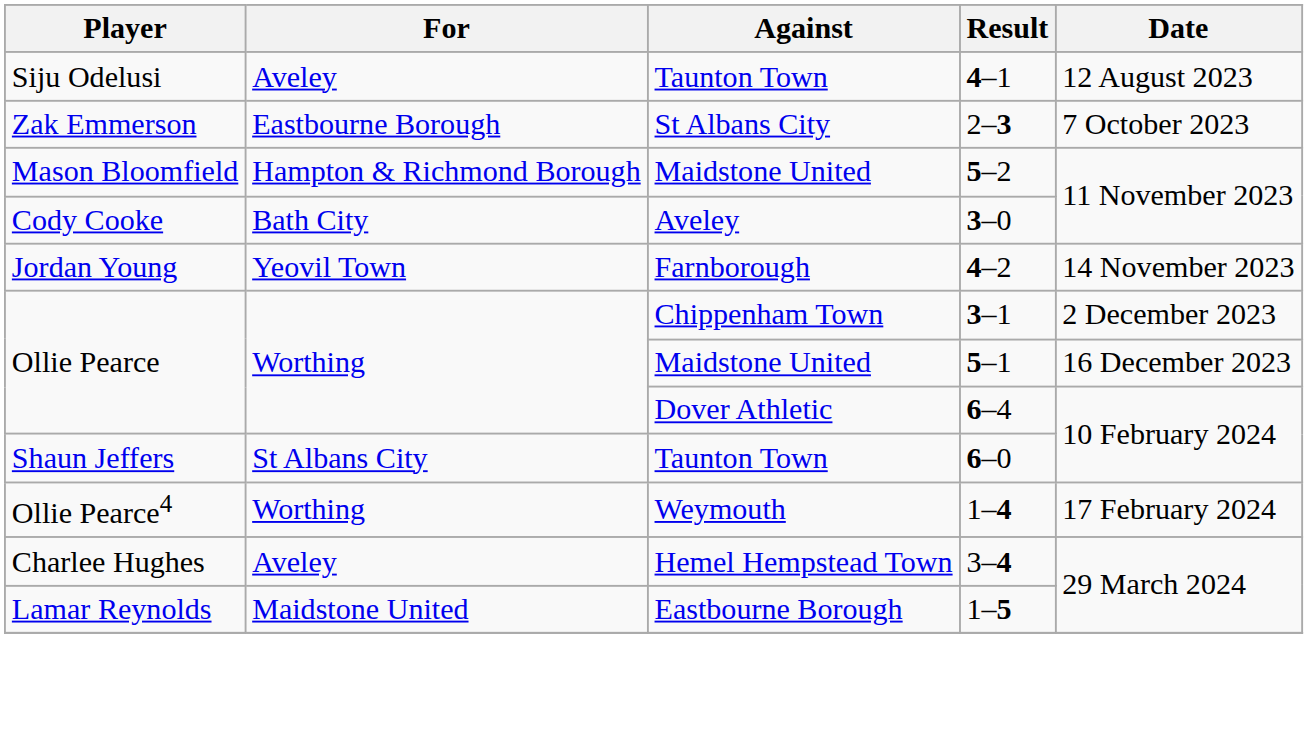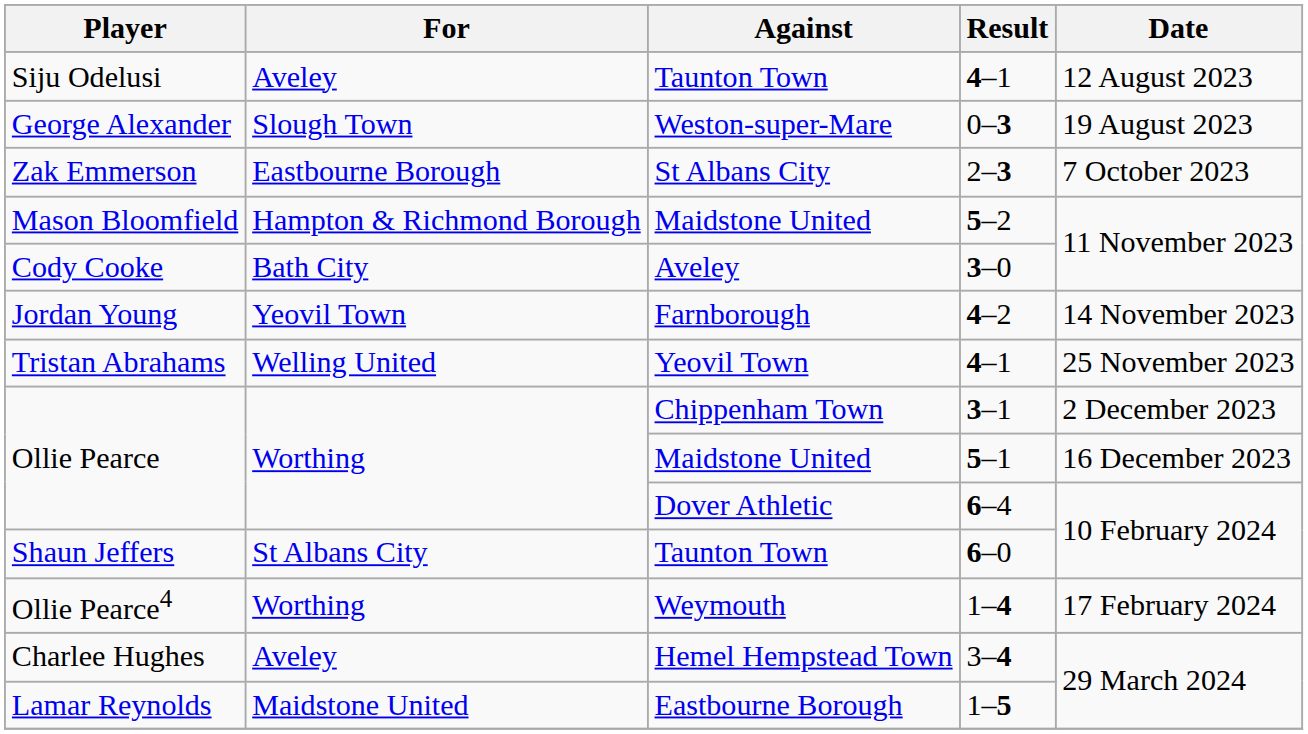+ row: (121, 123)
+ row: (119, 362)
